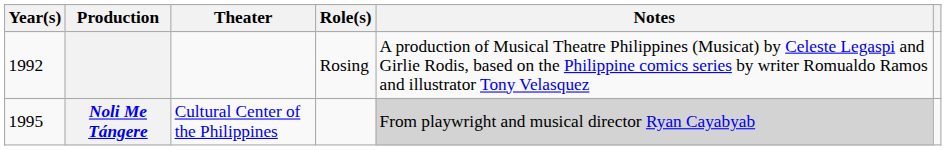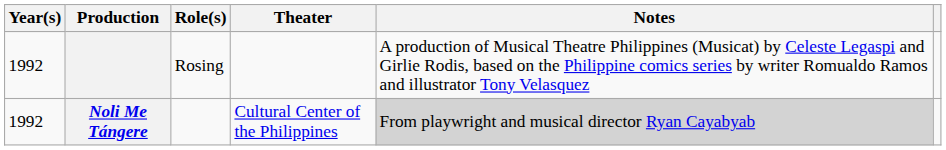columns swapped: (243, 18) <-> (346, 18)
(26, 121) 1995 -> (26, 121) 1992
